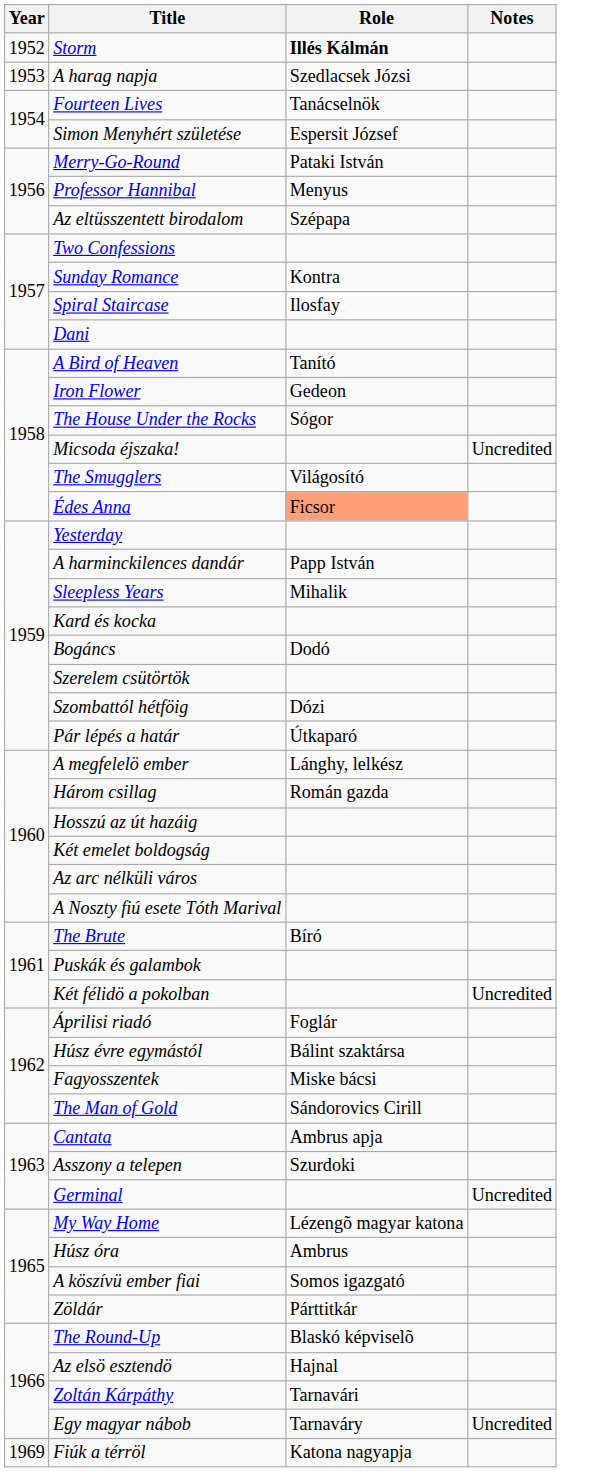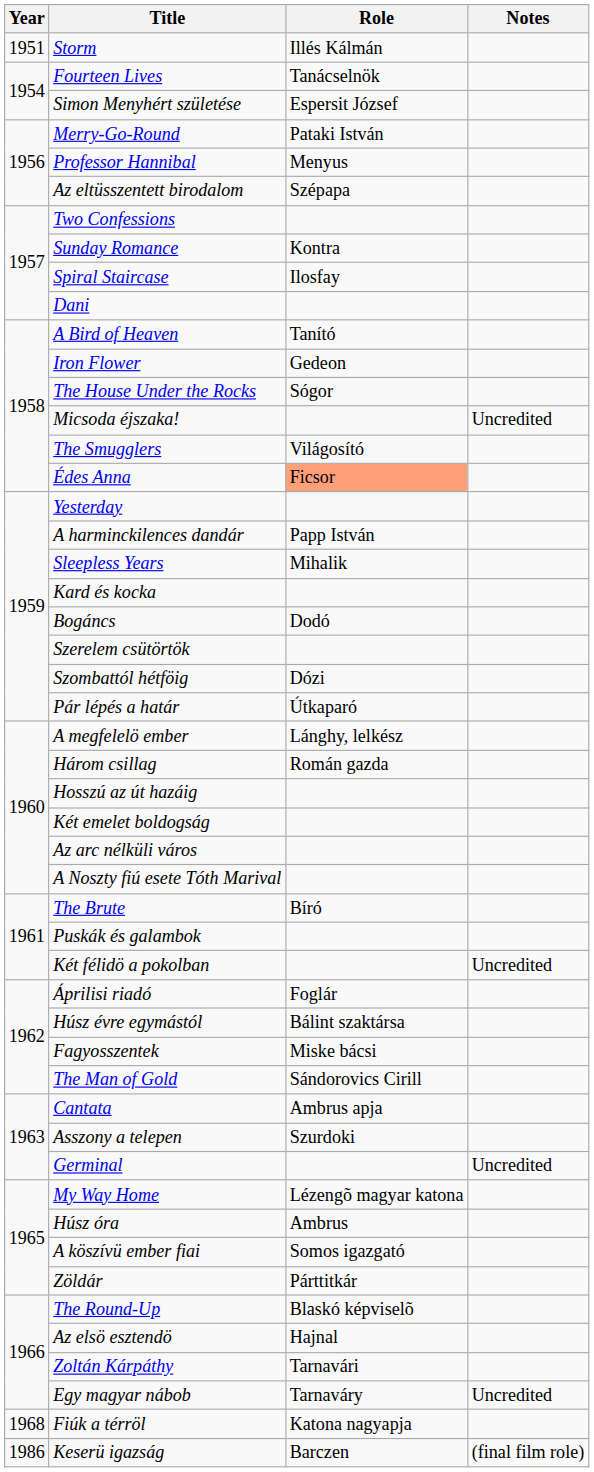(27, 47) 1952 -> (27, 47) 1951
(339, 47) bold -> (336, 47) normal
- row: (105, 76)
(27, 1452) 1969 -> (27, 1423) 1968
+ row: (109, 1452)
